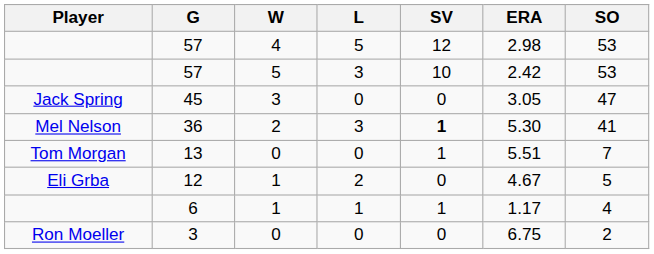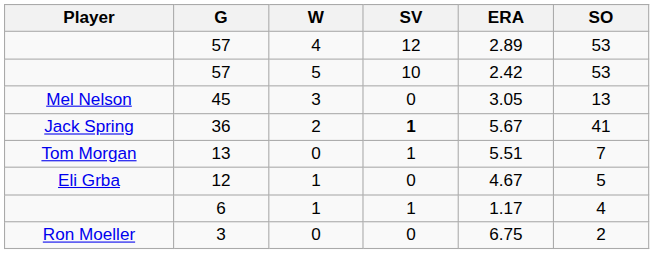- column: (359, 18)
(524, 45) 2.98 -> (506, 45) 2.89
(78, 99) Jack Spring -> (89, 99) Mel Nelson
(607, 99) 47 -> (601, 99) 13
(78, 126) Mel Nelson -> (89, 126) Jack Spring
(524, 126) 5.30 -> (506, 126) 5.67
